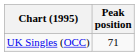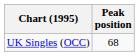(113, 42) 71 -> (113, 42) 68
